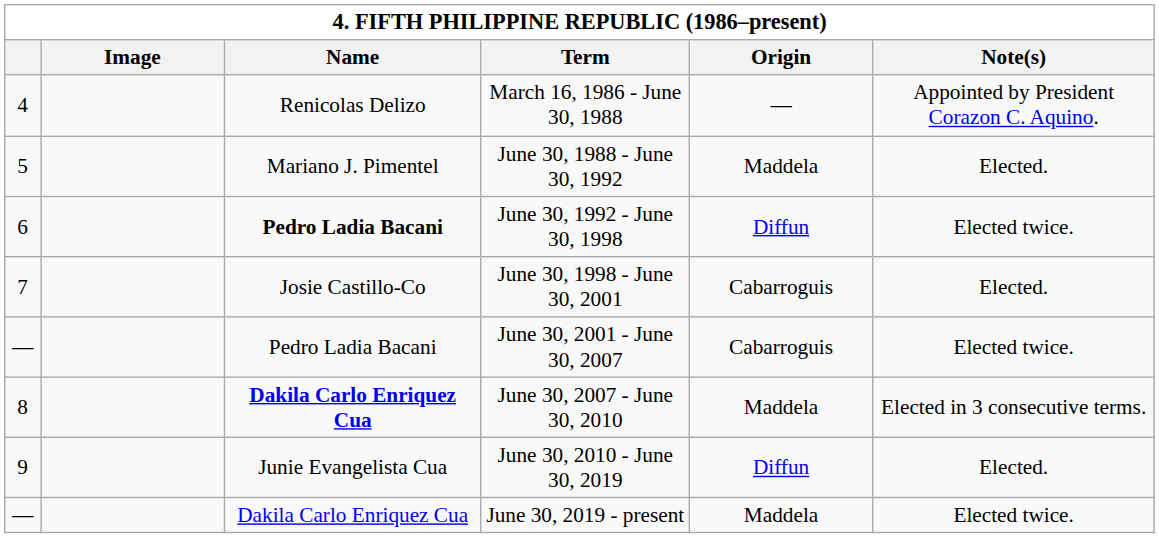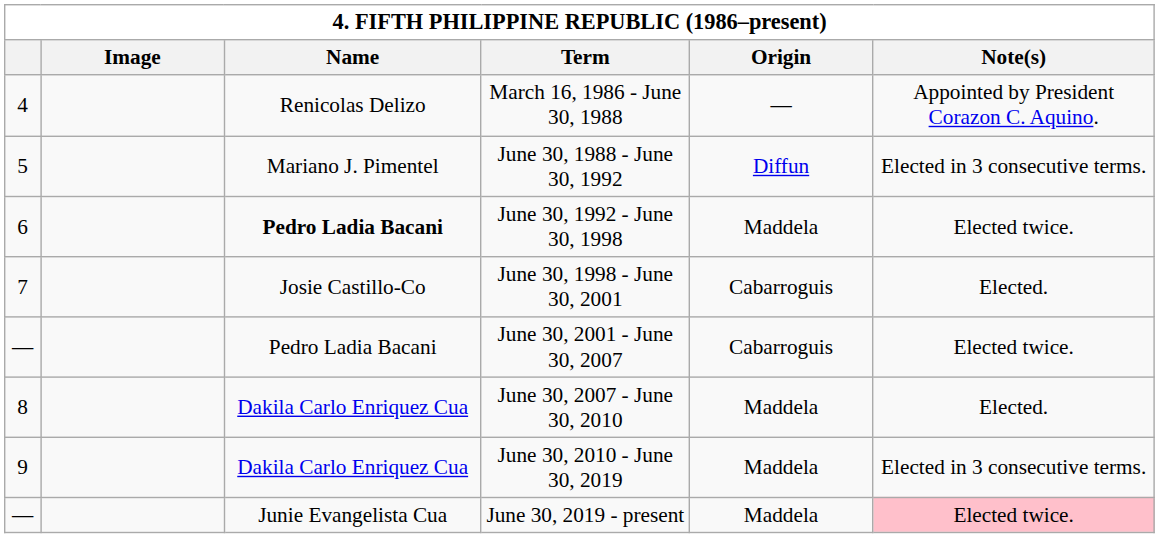(781, 165) Maddela -> (781, 165) Diffun
(1014, 165) Elected. -> (1014, 165) Elected in 3 consecutive terms.
(781, 226) Diffun -> (781, 226) Maddela
(353, 406) bold -> (353, 406) normal
(1014, 406) Elected in 3 consecutive terms. -> (1014, 406) Elected.
(353, 467) Junie Evangelista Cua -> (353, 467) Dakila Carlo Enriquez Cua
(781, 467) Diffun -> (781, 467) Maddela
(1014, 467) Elected. -> (1014, 467) Elected in 3 consecutive terms.
(353, 514) Dakila Carlo Enriquez Cua -> (353, 514) Junie Evangelista Cua
(1014, 514) no background -> (1014, 514) pink background
